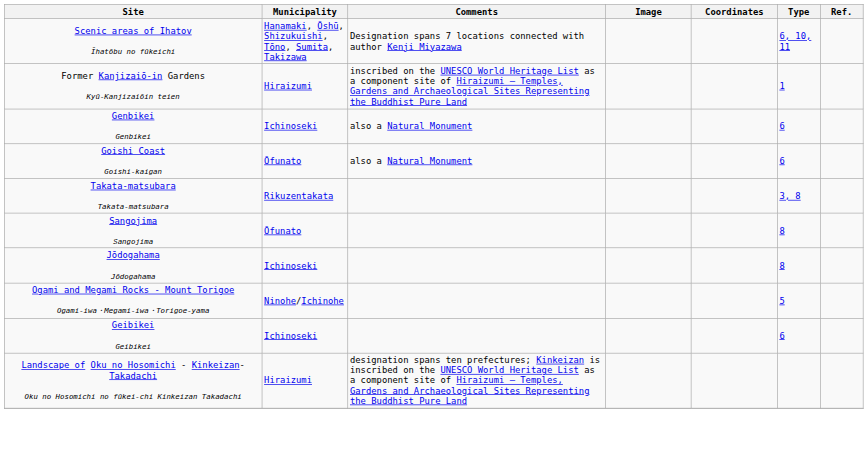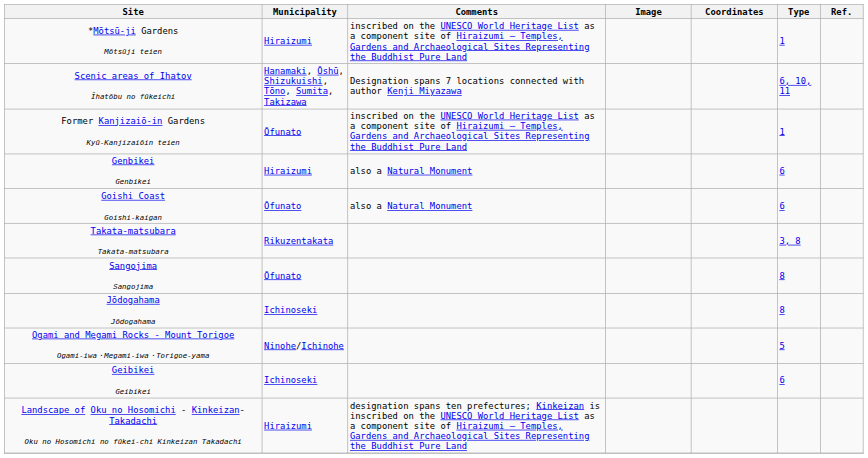+ row: (133, 41)
(288, 86) Hiraizumi -> (283, 131) Ōfunato
(291, 126) Ichinoseki -> (288, 171) Hiraizumi
